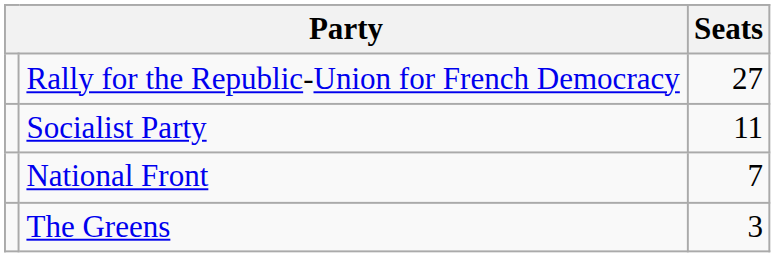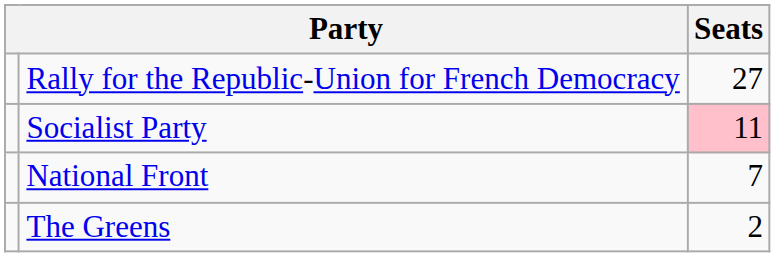(748, 127) no background -> (748, 127) pink background
(755, 226) 3 -> (755, 226) 2
